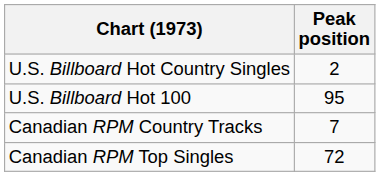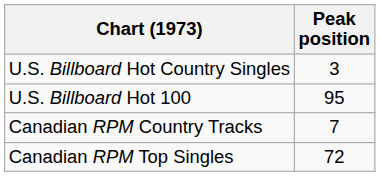(334, 68) 2 -> (334, 68) 3
